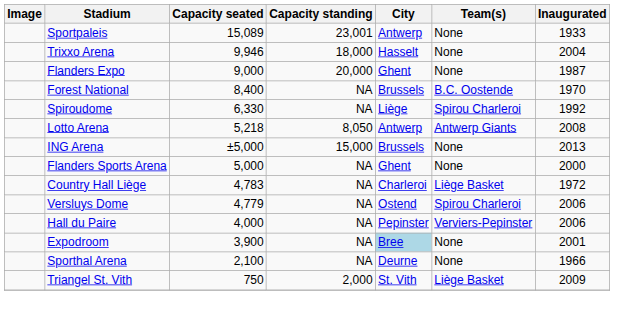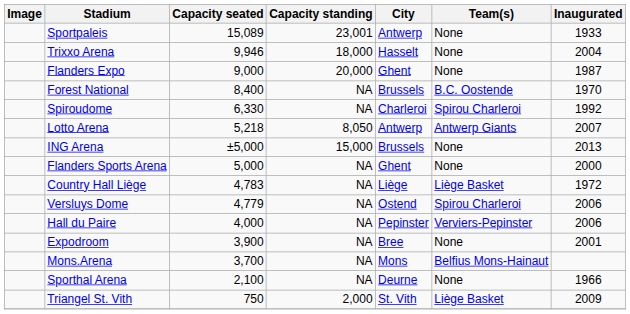(393, 109) Liège -> (402, 109) Charleroi
(572, 128) 2008 -> (588, 128) 2007
(402, 185) Charleroi -> (393, 185) Liège
(391, 242) lightblue background -> (391, 242) no background
+ row: (80, 261)
